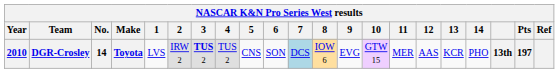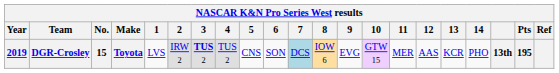(17, 53) 2010 -> (17, 53) 2019
(102, 53) 14 -> (102, 53) 15
(524, 53) 197 -> (524, 53) 195
